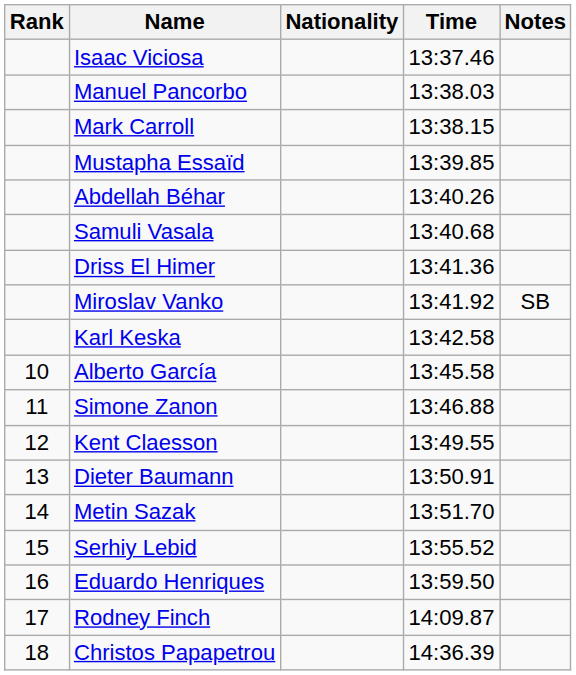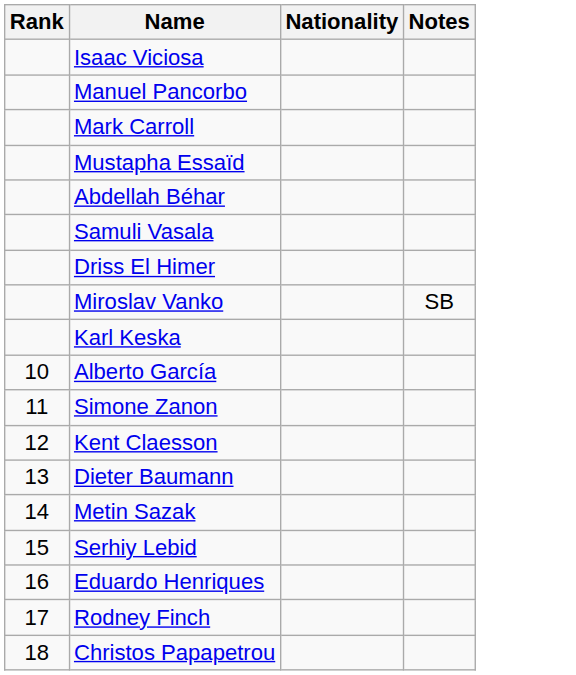- column: (451, 22)
